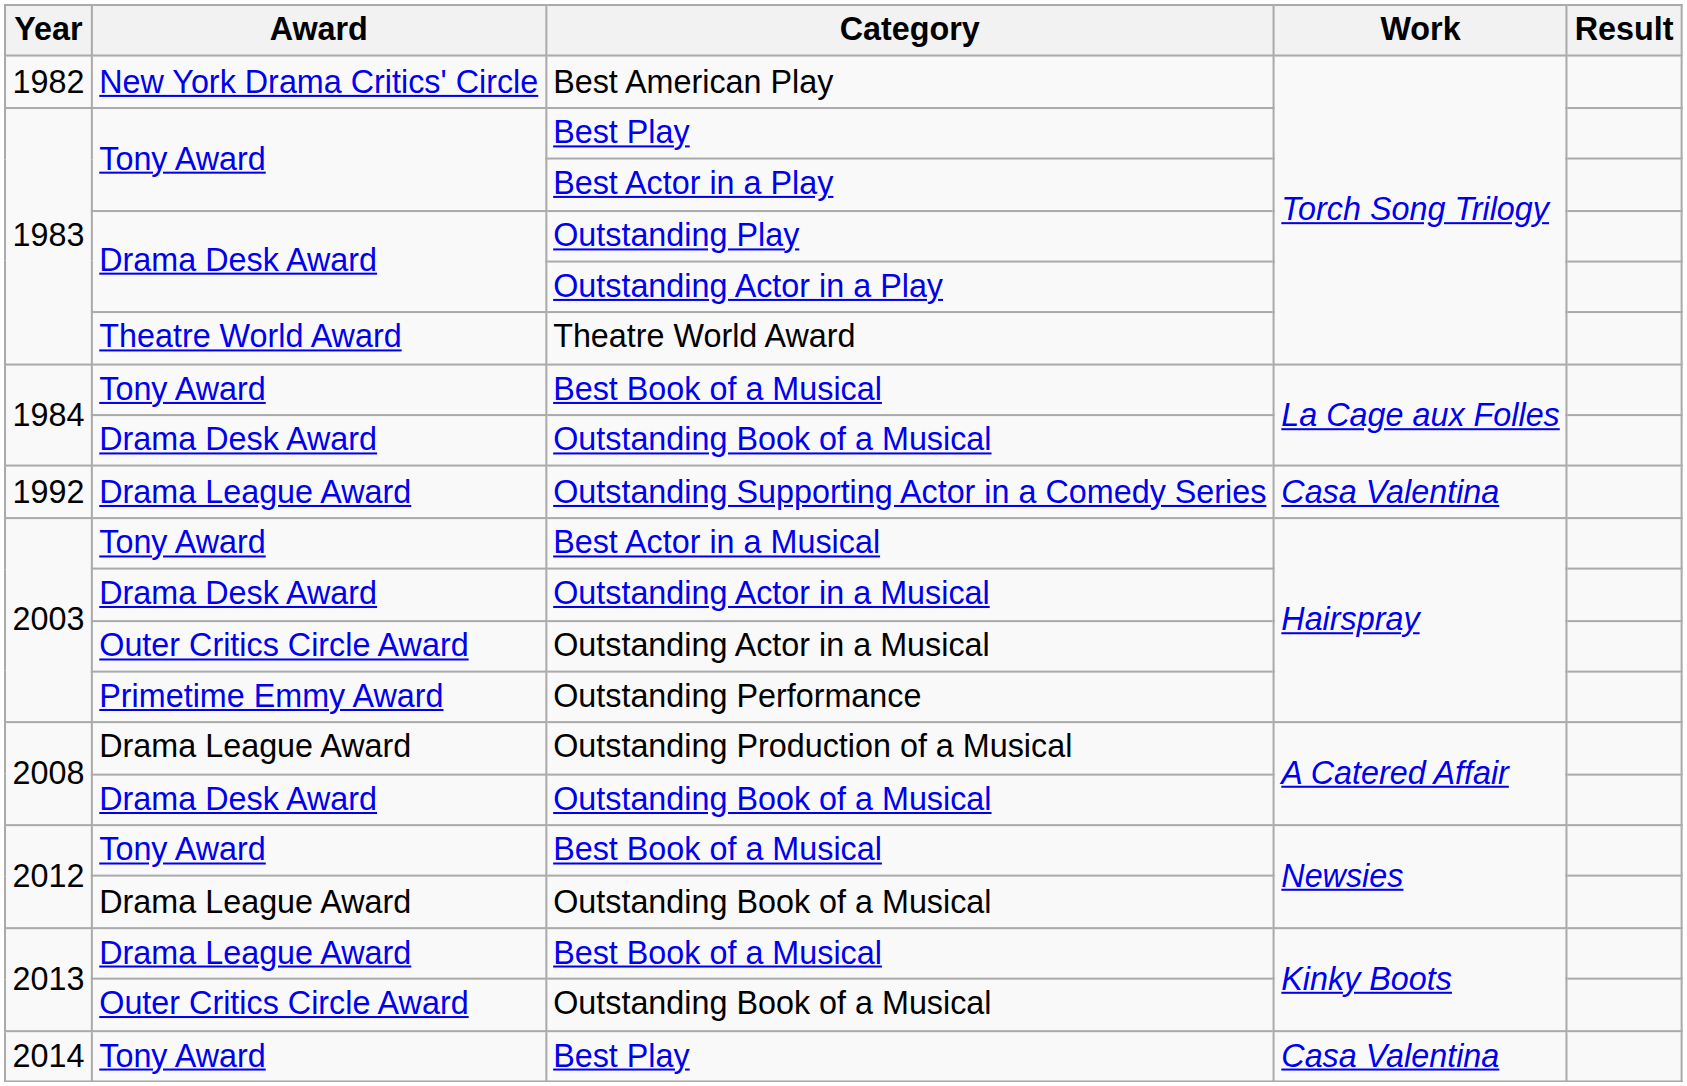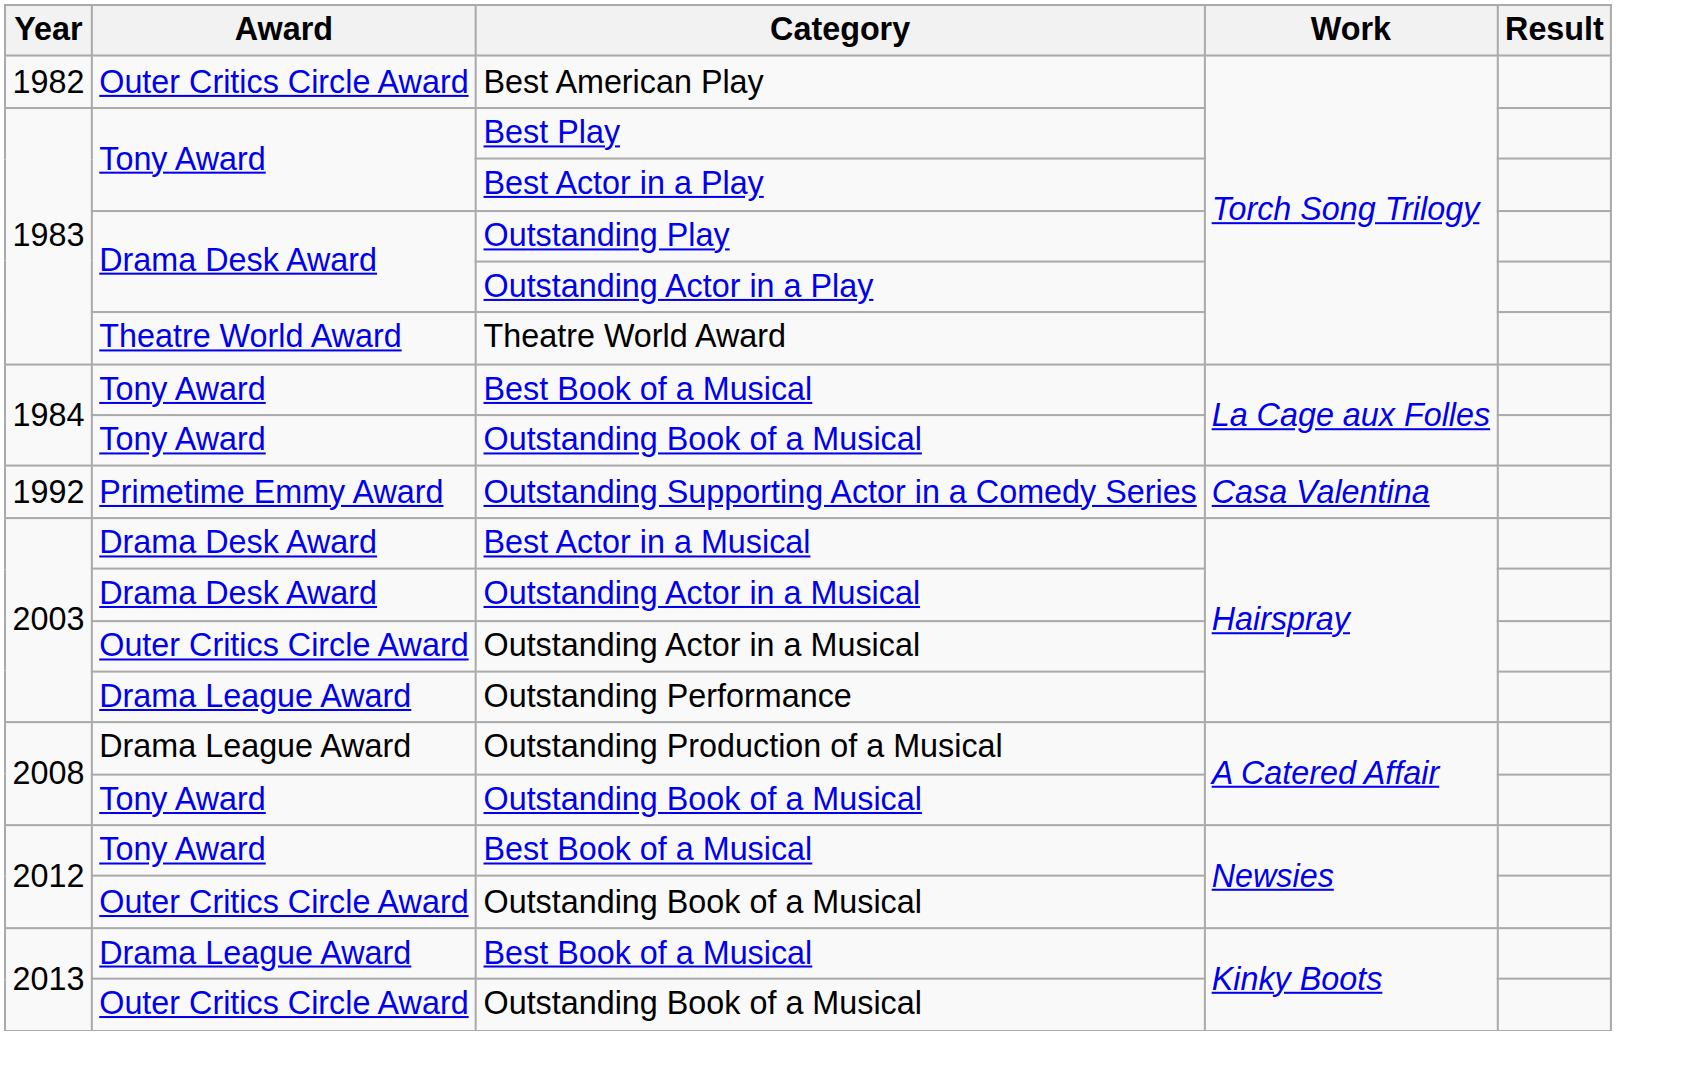(319, 81) New York Drama Critics' Circle -> (284, 81) Outer Critics Circle Award
(238, 440) Drama Desk Award -> (183, 440) Tony Award
(255, 491) Drama League Award -> (271, 491) Primetime Emmy Award
(183, 542) Tony Award -> (238, 542) Drama Desk Award
(271, 696) Primetime Emmy Award -> (255, 696) Drama League Award
(238, 798) Drama Desk Award -> (183, 798) Tony Award
(255, 901) Drama League Award -> (284, 901) Outer Critics Circle Award
- row: (48, 1055)
